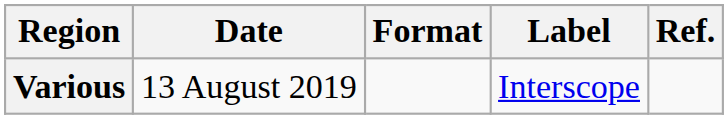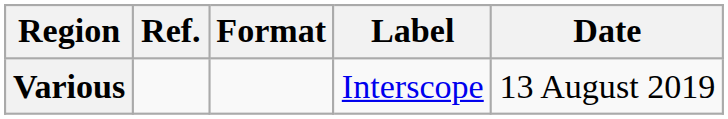columns swapped: (249, 31) <-> (686, 31)
